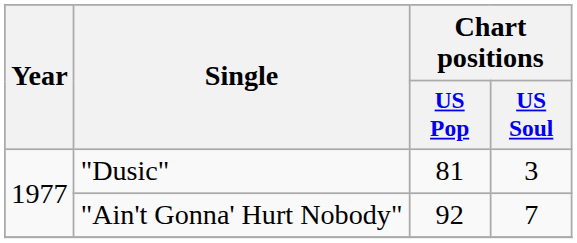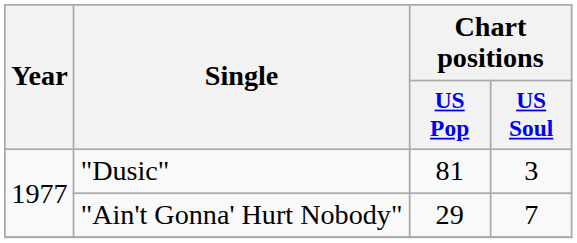(450, 215) 92 -> (450, 215) 29
